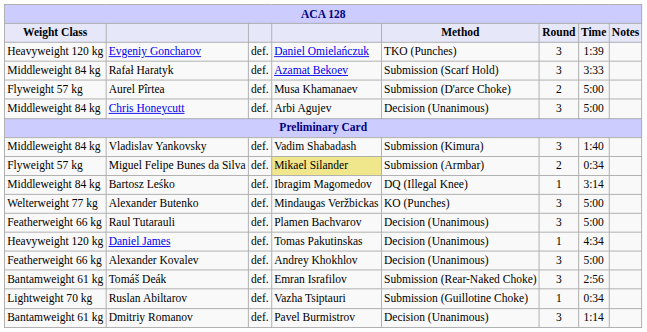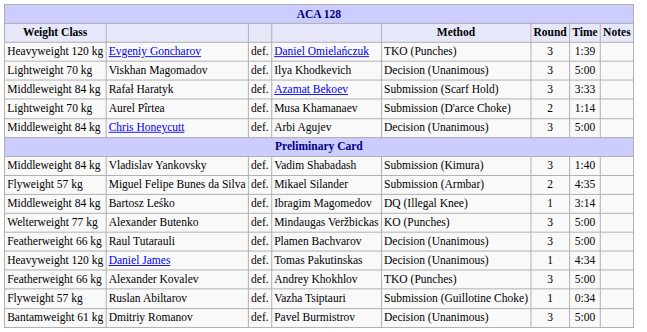+ row: (158, 70)
(45, 89) Flyweight 57 kg -> (50, 108) Lightweight 70 kg
(594, 89) 5:00 -> (585, 108) 1:14
(311, 165) khaki background -> (311, 184) no background
(594, 165) 0:34 -> (585, 184) 4:35
(436, 260) Decision (Unanimous) -> (420, 279) TKO (Punches)
- row: (138, 279)
(50, 298) Lightweight 70 kg -> (45, 298) Flyweight 57 kg
(594, 317) 1:14 -> (585, 317) 5:00
